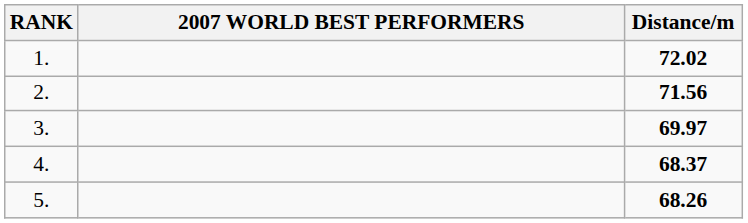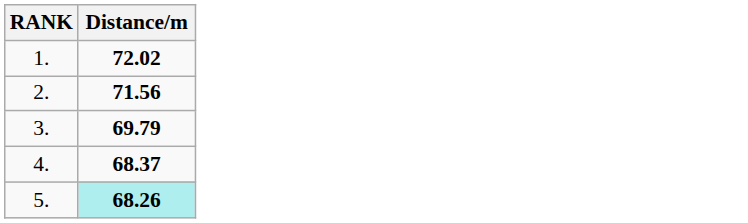- column: (351, 22)
(683, 128) 69.97 -> (137, 128) 69.79
(683, 199) no background -> (137, 199) paleturquoise background
